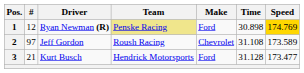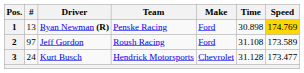(31, 27) 12 -> (31, 27) 13
(140, 27) khaki background -> (140, 27) no background
(216, 42) Chevrolet -> (207, 42) Ford
(31, 57) 21 -> (31, 57) 24
(207, 57) Ford -> (216, 57) Chevrolet
